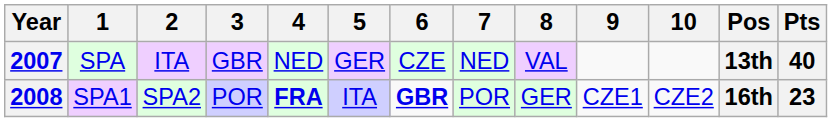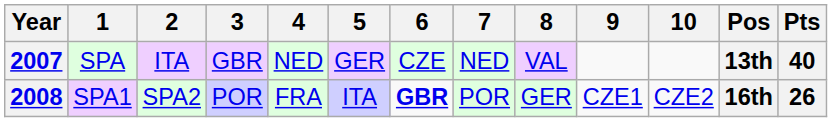(298, 97) bold -> (298, 97) normal
(802, 97) 23 -> (802, 97) 26
